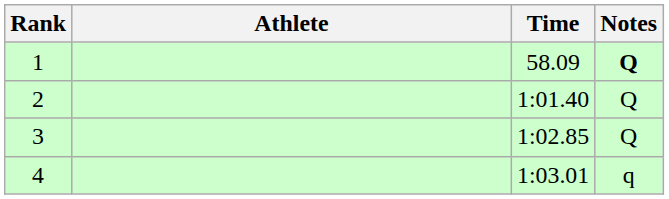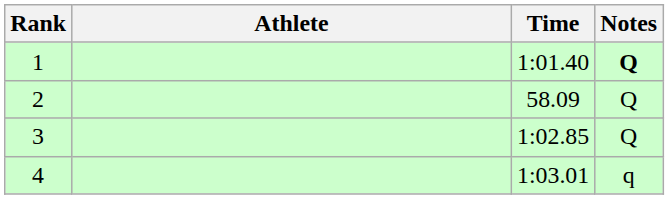(553, 61) 58.09 -> (553, 61) 1:01.40
(553, 99) 1:01.40 -> (553, 99) 58.09
